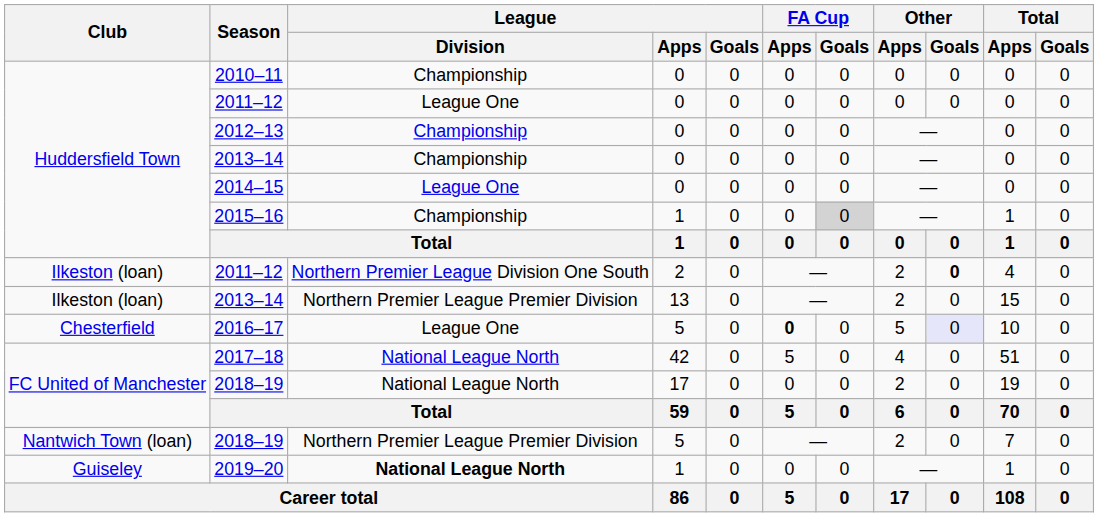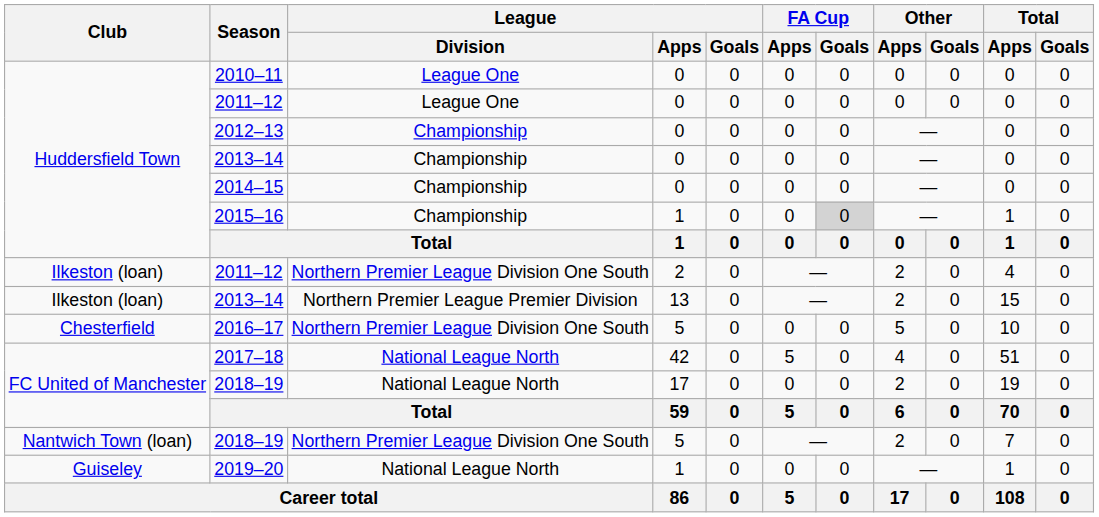(470, 74) Championship -> (470, 74) League One
(470, 187) League One -> (470, 187) Championship
(955, 272) bold -> (955, 272) normal
(470, 328) League One -> (470, 328) Northern Premier League Division One South
(789, 328) bold -> (789, 328) normal
(955, 328) lavender background -> (955, 328) no background
(470, 441) Northern Premier League Premier Division -> (470, 441) Northern Premier League Division One South
(470, 469) bold -> (470, 469) normal
